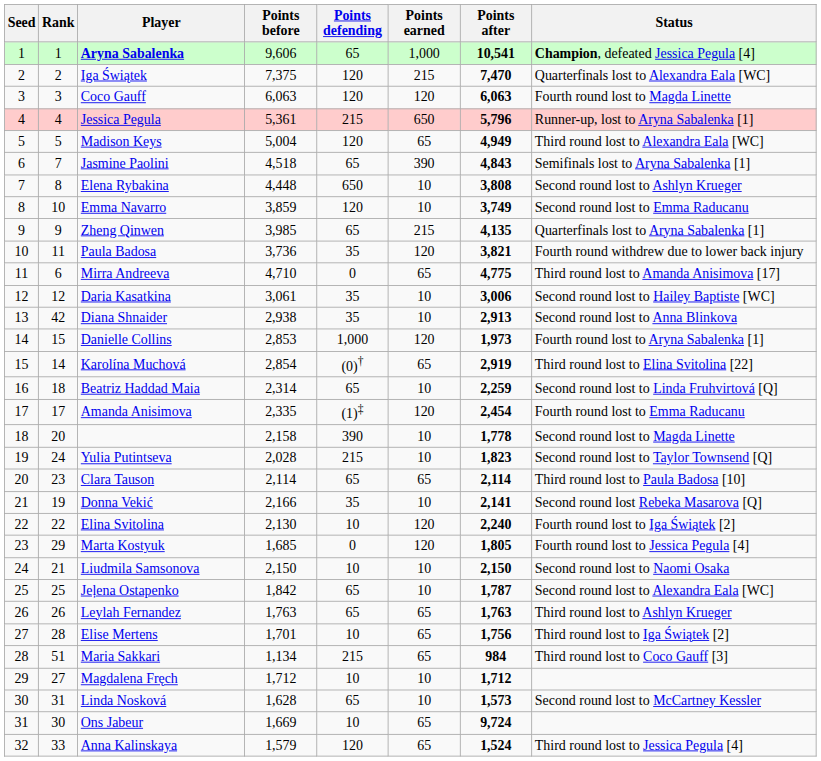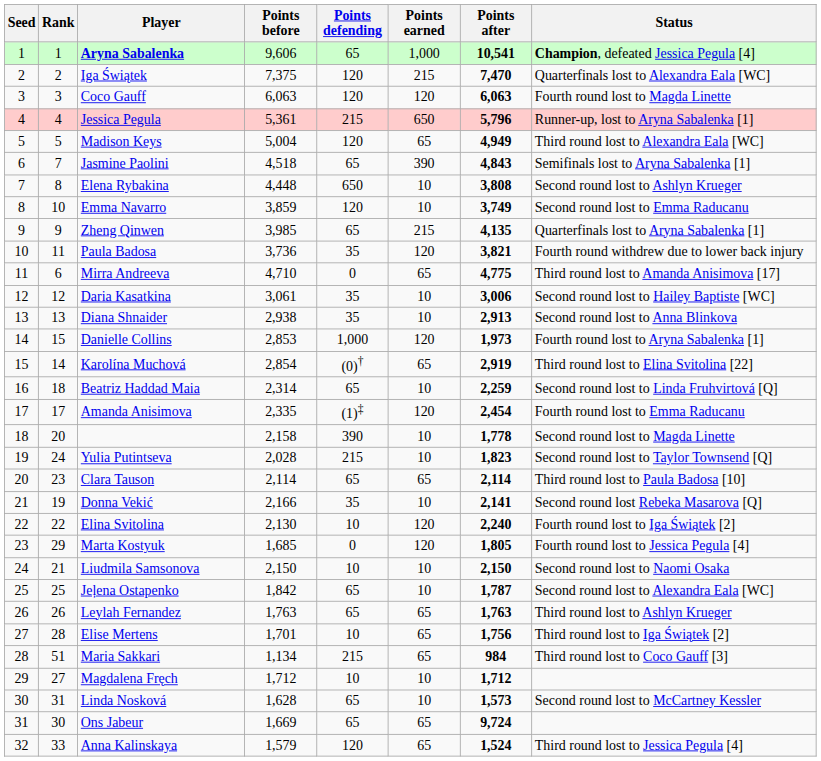(58, 318) 42 -> (58, 318) 13
(352, 723) 10 -> (352, 723) 65
